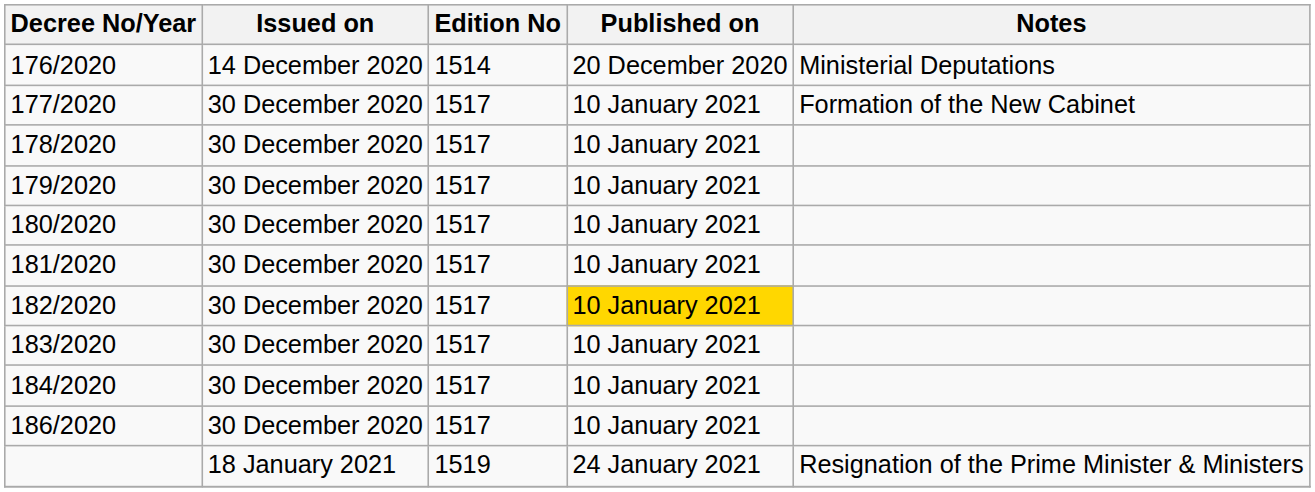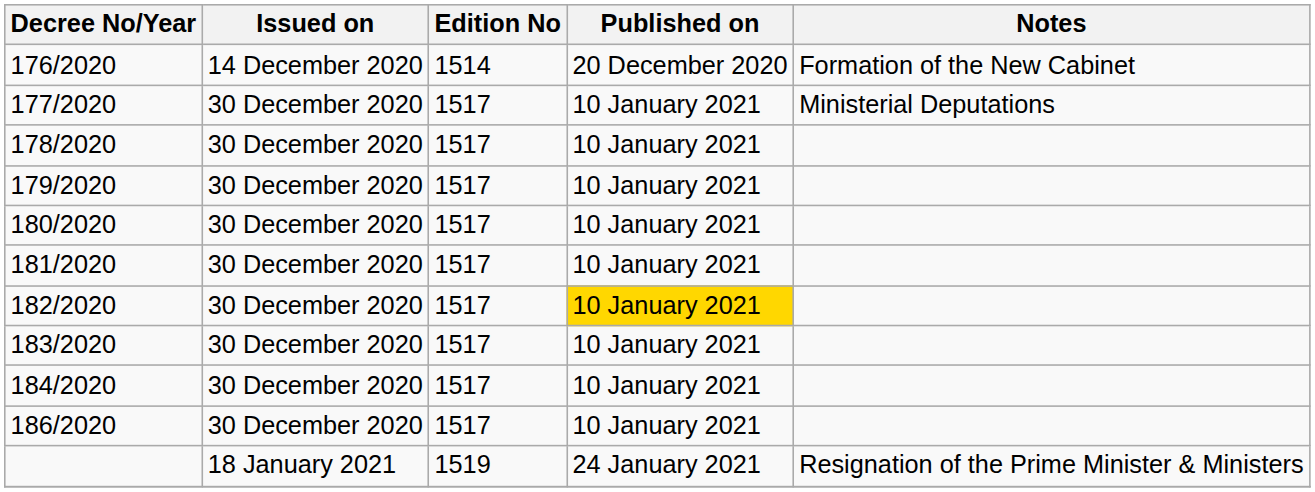(927, 64) Ministerial Deputations -> (967, 64) Formation of the New Cabinet
(967, 104) Formation of the New Cabinet -> (927, 104) Ministerial Deputations
